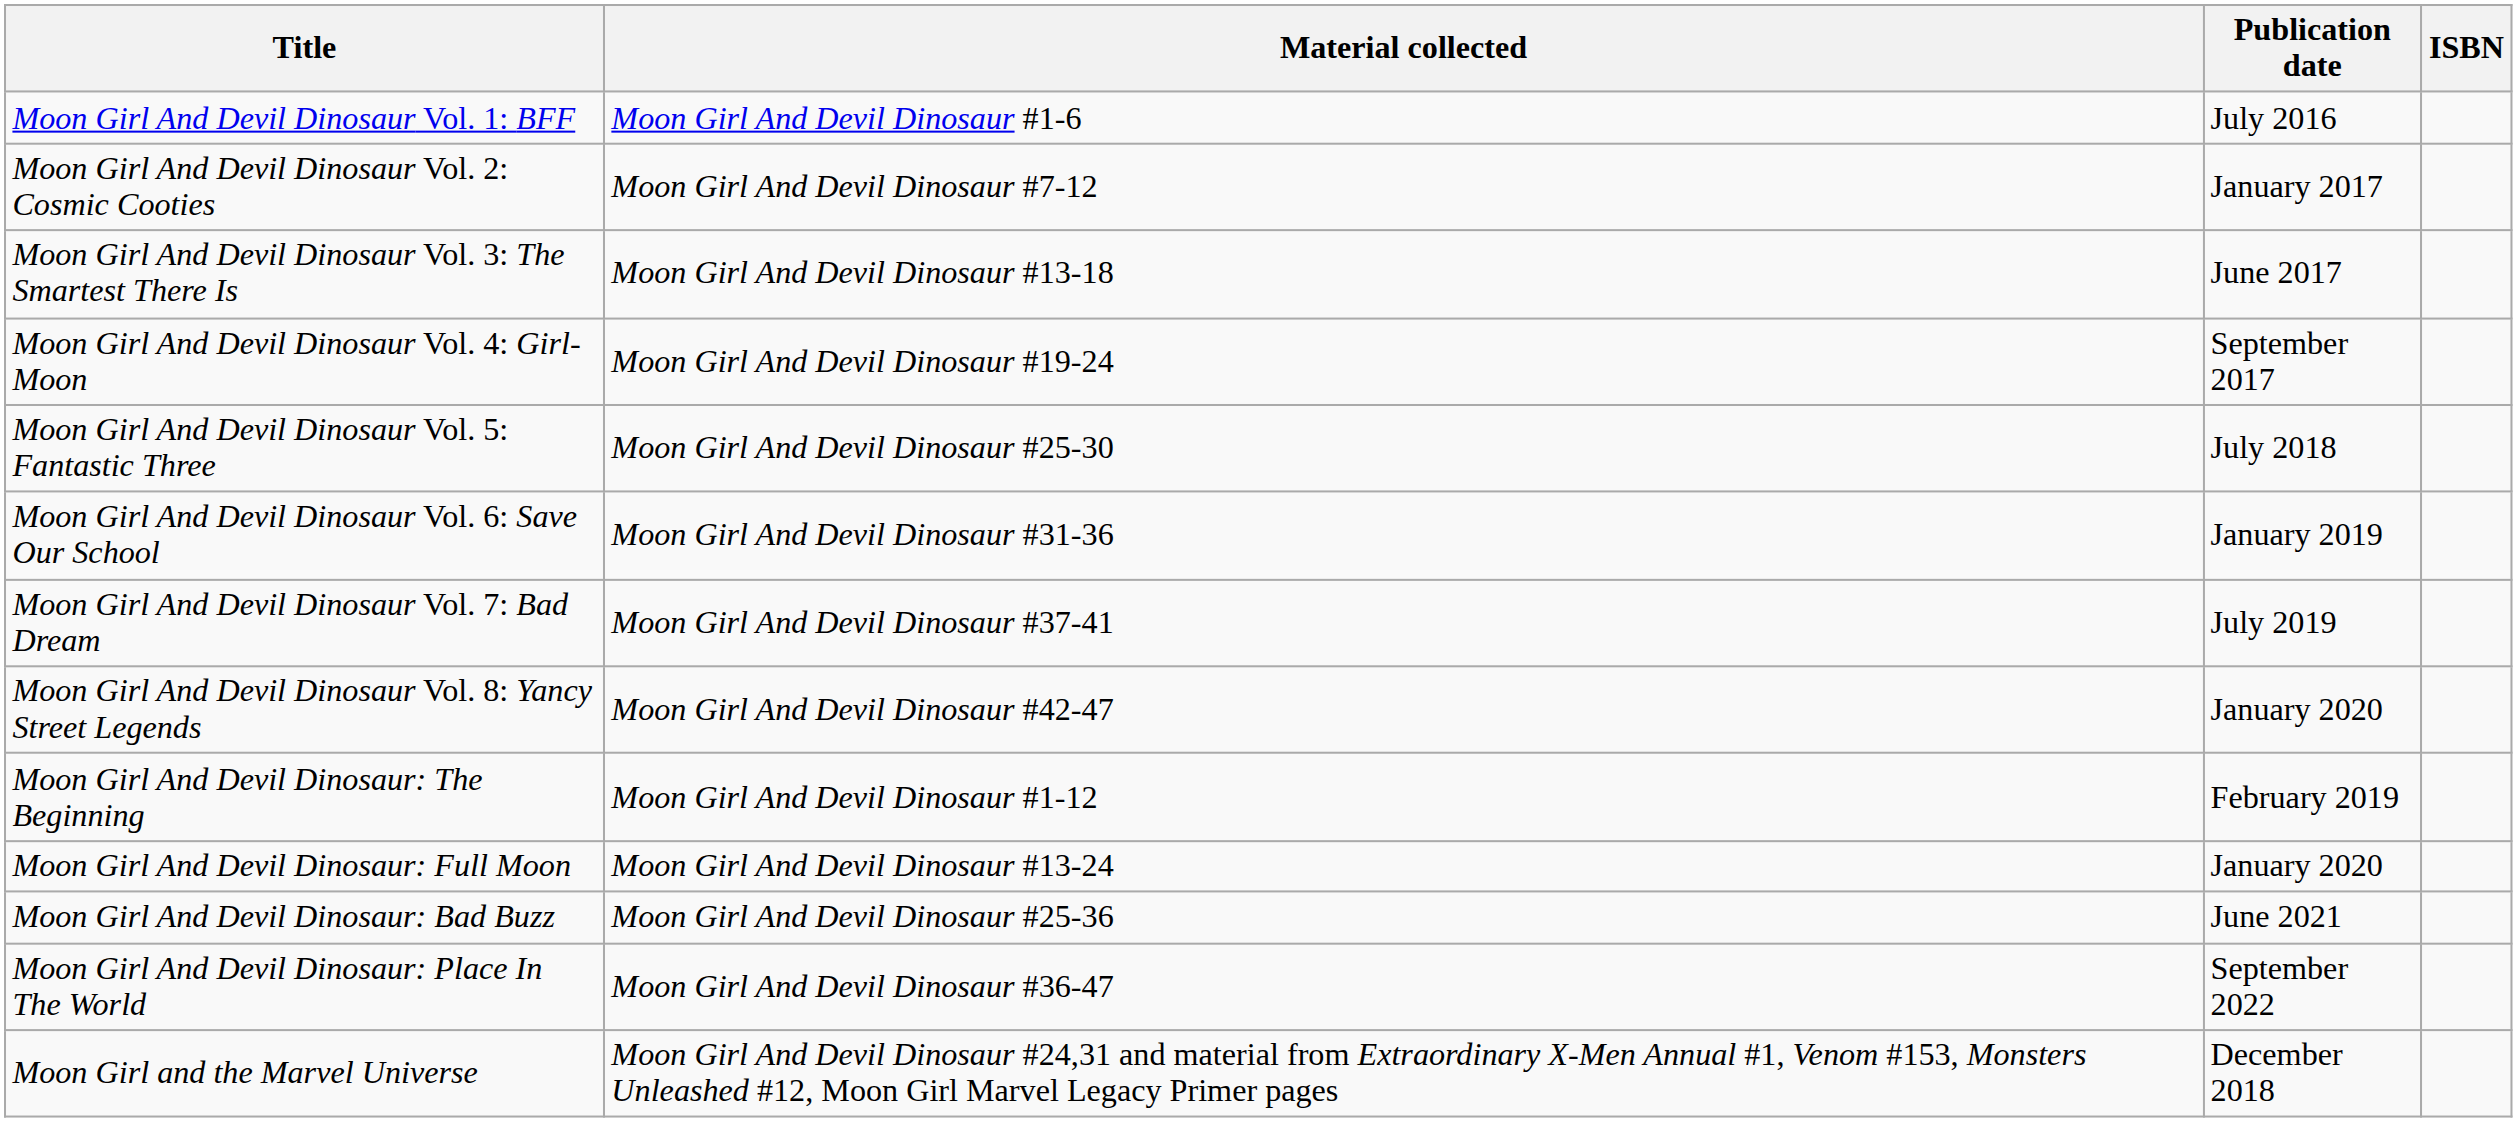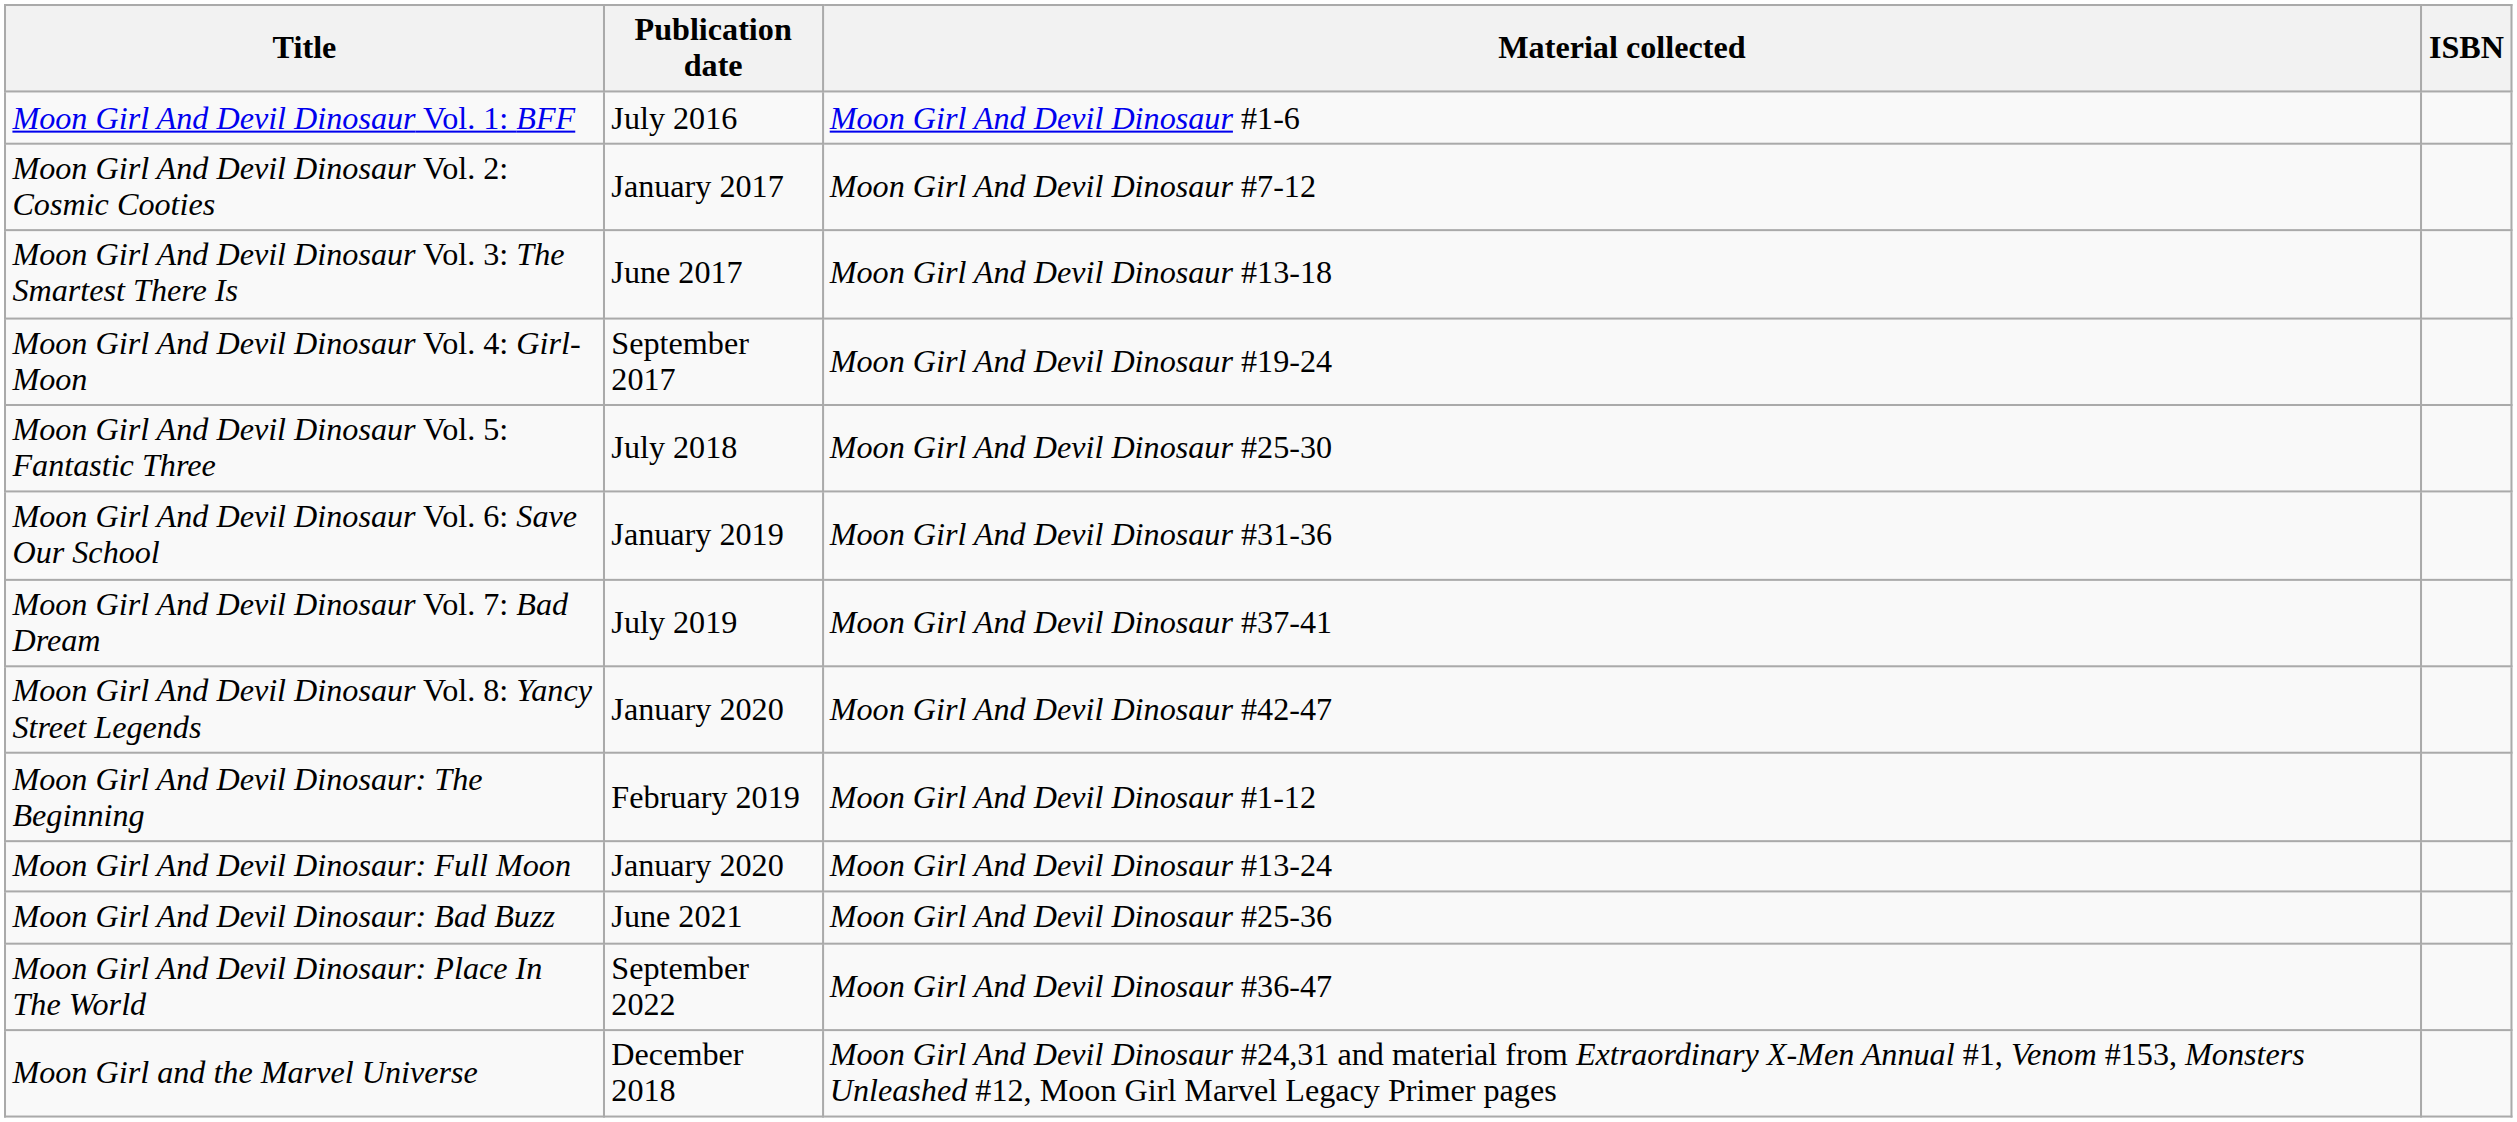columns swapped: (1404, 48) <-> (2312, 48)
